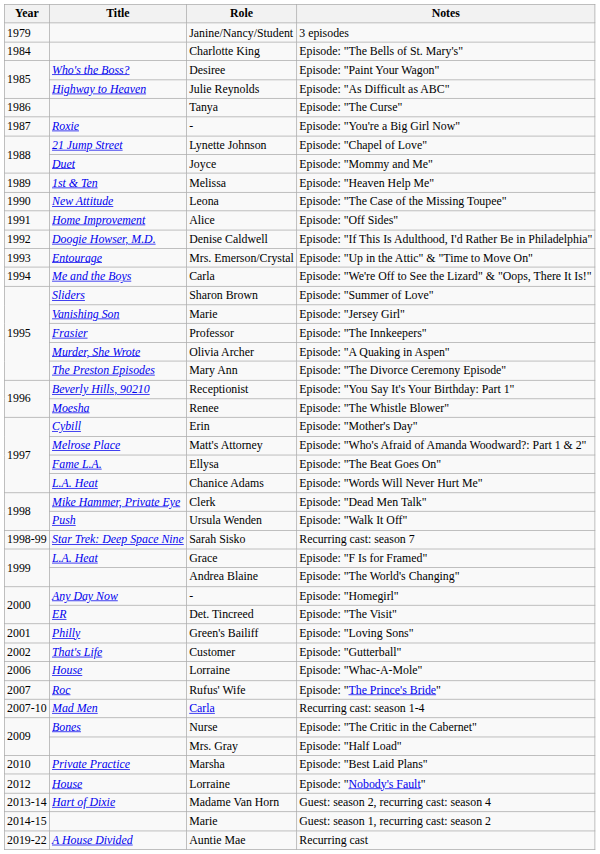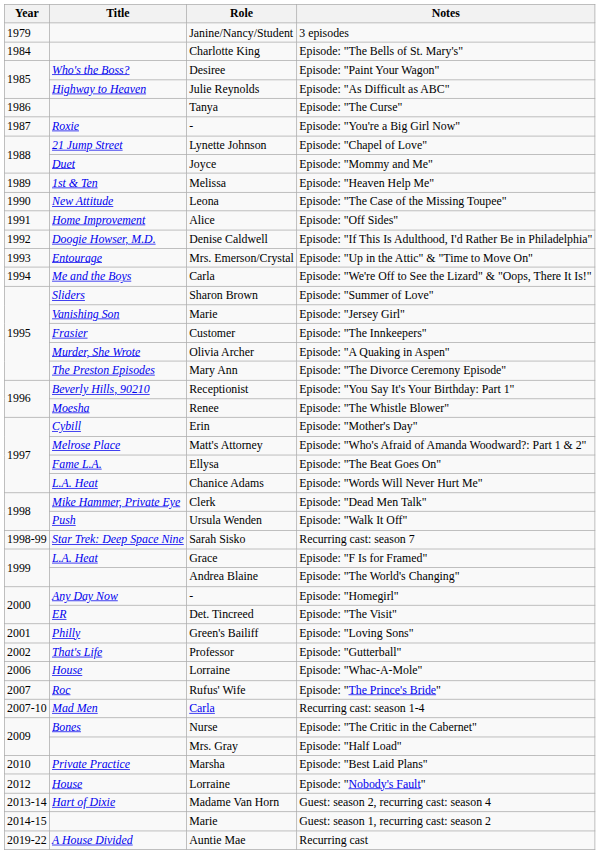(212, 333) Professor -> (212, 333) Customer
(212, 652) Customer -> (212, 652) Professor
